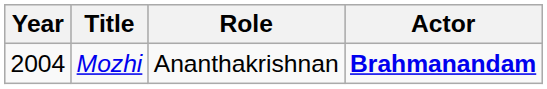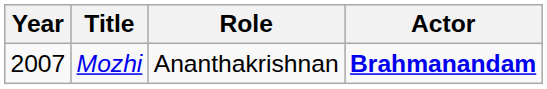(38, 63) 2004 -> (38, 63) 2007
